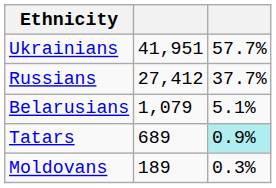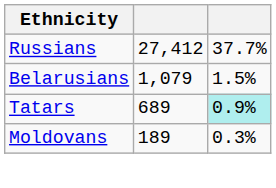- row: (64, 49)
(234, 109) 5.1% -> (234, 79) 1.5%
